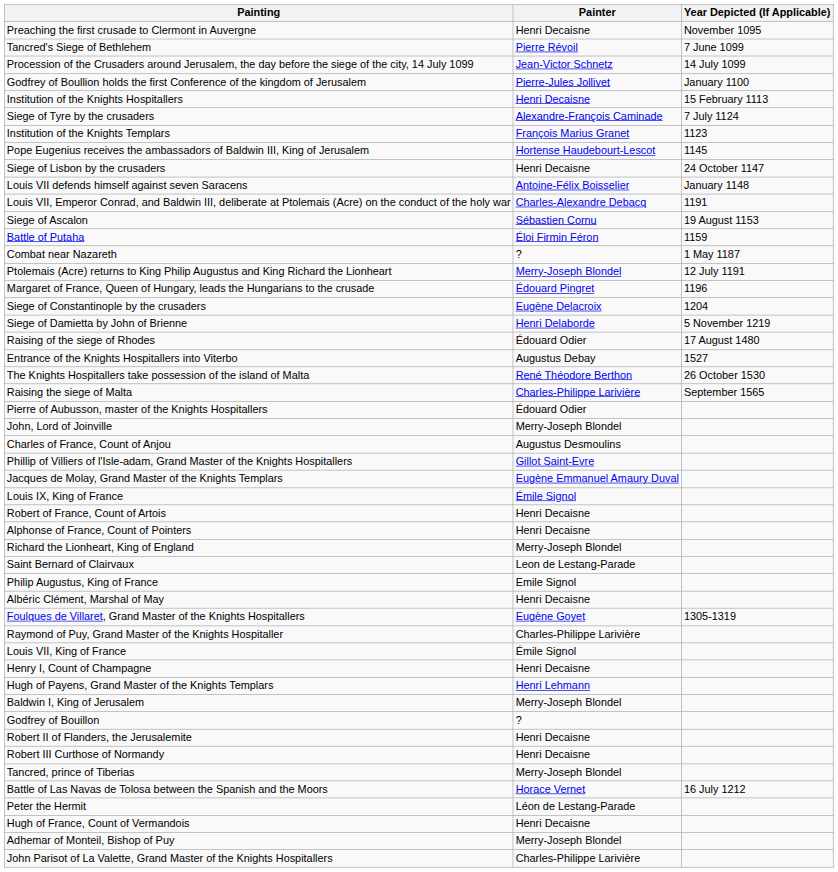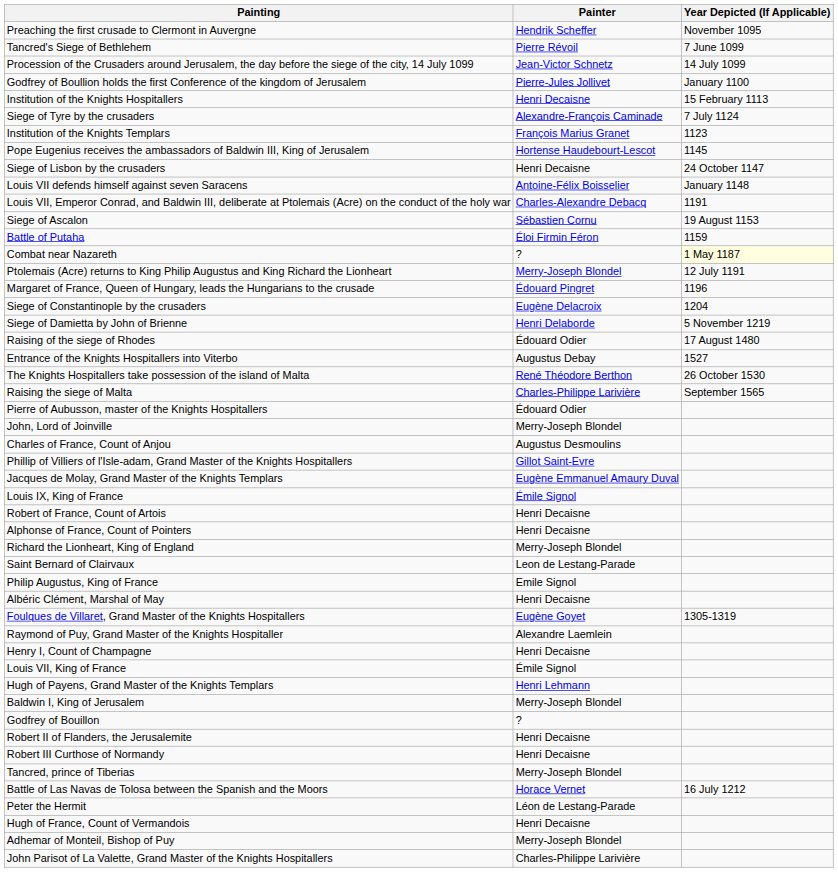(553, 30) Henri Decaisne -> (556, 30) Hendrik Scheffer
(712, 254) no background -> (712, 254) lightyellow background
(578, 634) Charles-Philippe Larivière -> (564, 634) Alexandre Laemlein
rows swapped: (66, 651) <-> (79, 668)
